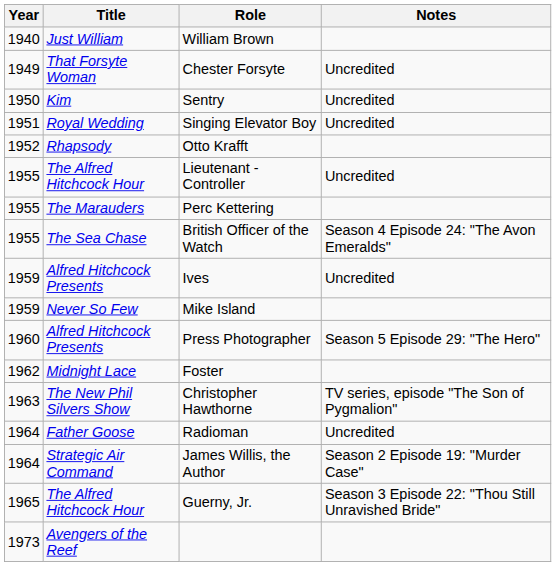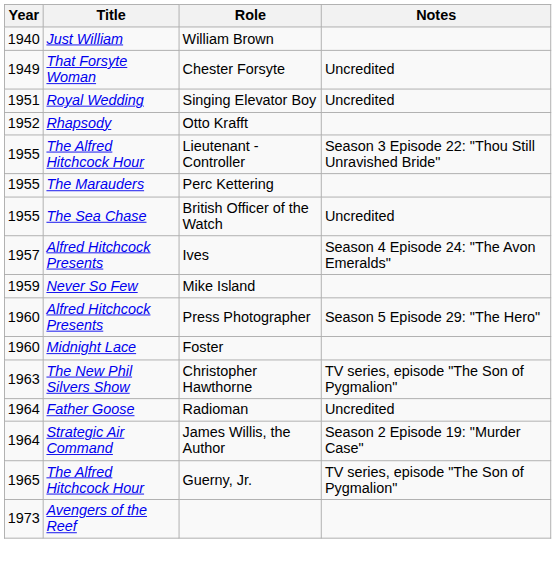- row: (203, 100)
(360, 177) Uncredited -> (430, 154) Season 3 Episode 22: "Thou Still Unravished Bride"
(430, 239) Season 4 Episode 24: "The Avon Emeralds" -> (360, 216) Uncredited
(24, 278) 1959 -> (24, 255) 1957
(360, 278) Uncredited -> (430, 255) Season 4 Episode 24: "The Avon Emeralds"
(24, 370) 1962 -> (24, 348) 1960
(430, 502) Season 3 Episode 22: "Thou Still Unravished Bride" -> (424, 479) TV series, episode "The Son of Pygmalion"
